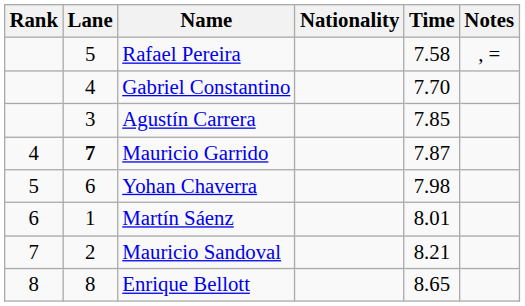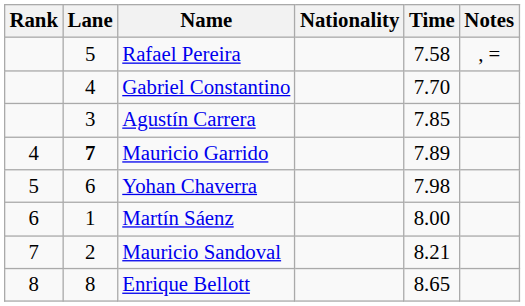(432, 152) 7.87 -> (432, 152) 7.89
(432, 218) 8.01 -> (432, 218) 8.00
